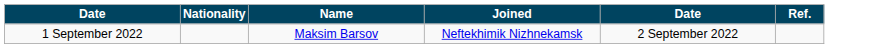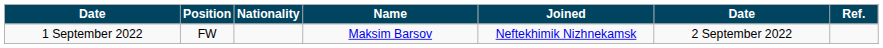+ column: (207, 14)
